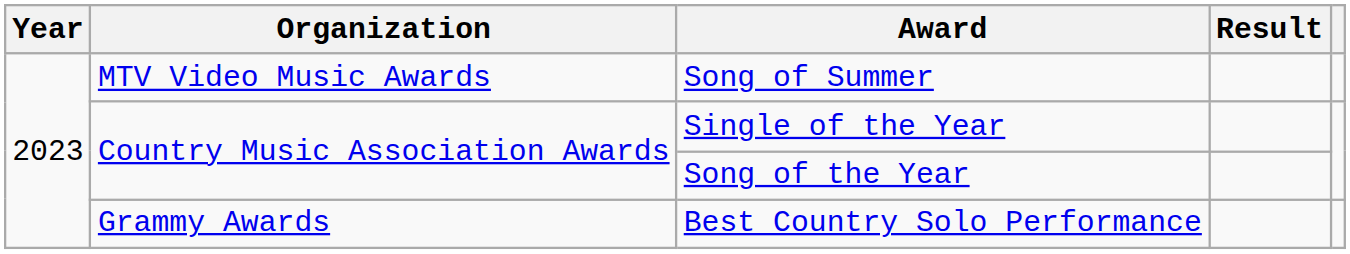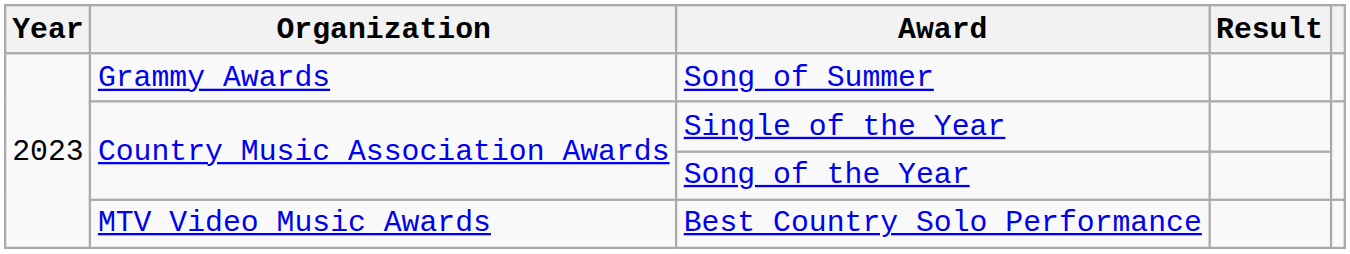(294, 78) MTV Video Music Awards -> (214, 78) Grammy Awards
(214, 223) Grammy Awards -> (294, 223) MTV Video Music Awards
